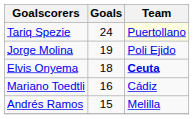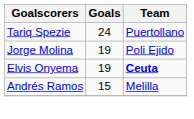(157, 31) lightyellow background -> (155, 31) no background
(106, 68) 18 -> (105, 68) 19
- row: (46, 86)
